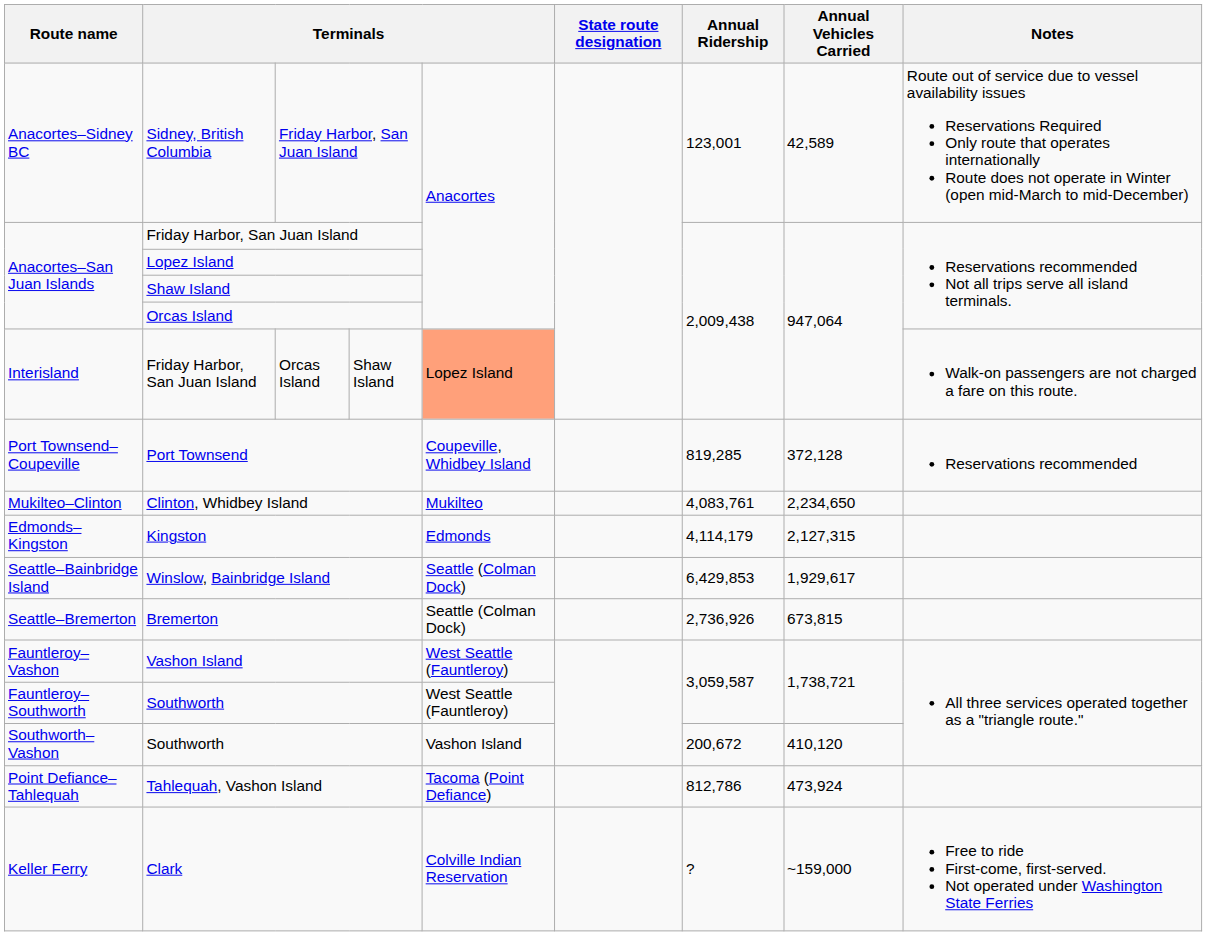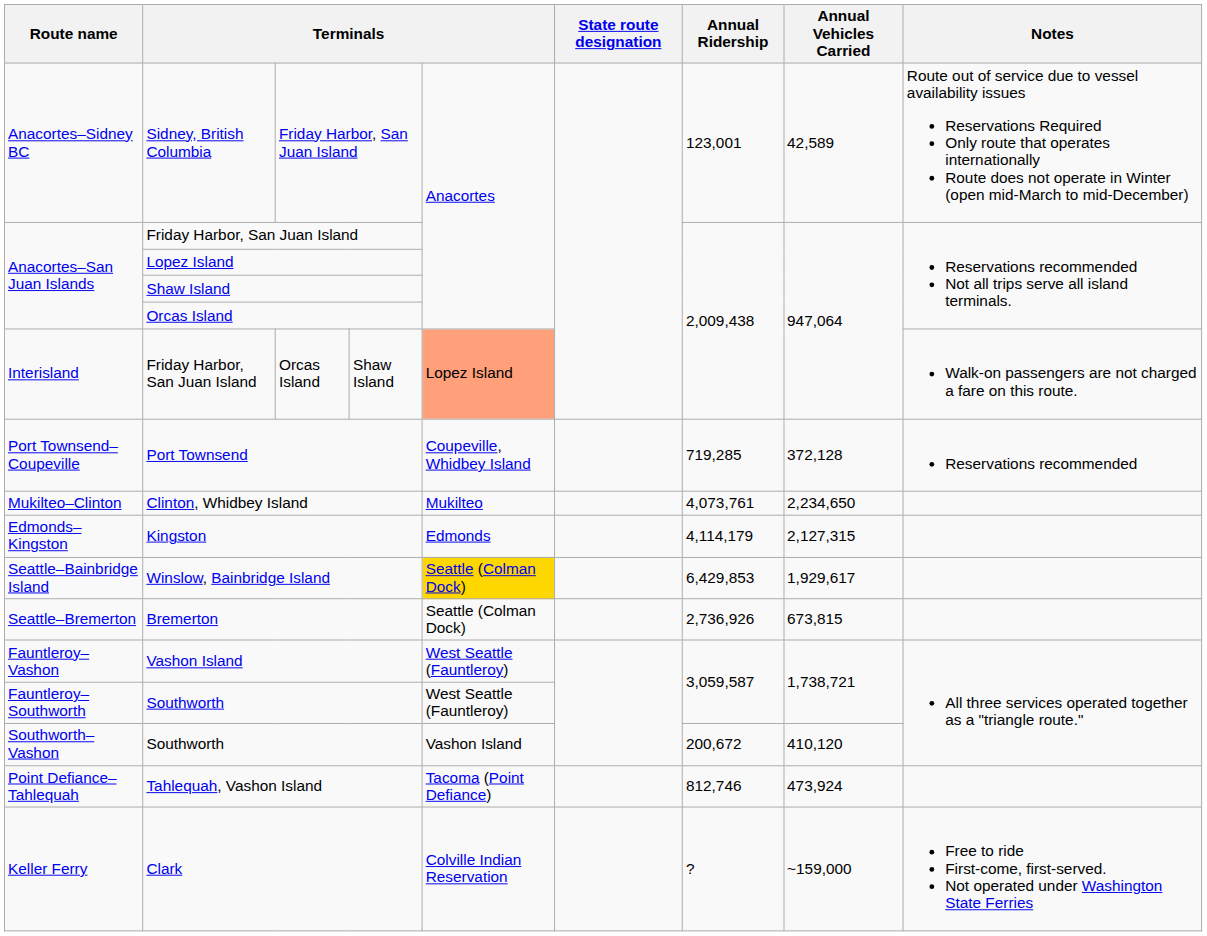(714, 454) 819,285 -> (714, 454) 719,285
(720, 503) 4,083,761 -> (720, 503) 4,073,761
(481, 577) no background -> (481, 577) gold background
(714, 786) 812,786 -> (714, 786) 812,746
